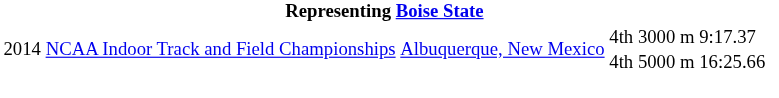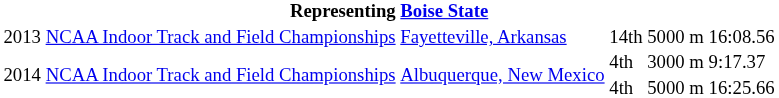+ row: (22, 36)
